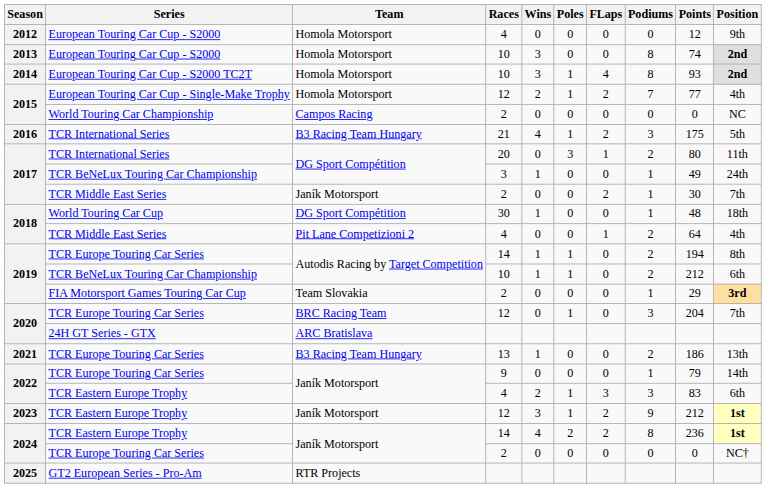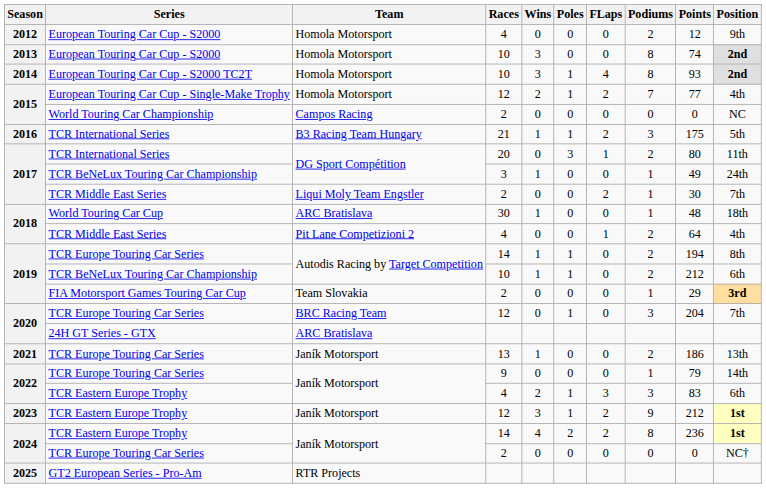(650, 34) 0 -> (650, 34) 2
(538, 134) 4 -> (538, 134) 1
(337, 194) Janík Motorsport -> (360, 194) Liqui Moly Team Engstler
(351, 214) DG Sport Compétition -> (334, 214) ARC Bratislava
(359, 354) B3 Racing Team Hungary -> (337, 354) Janík Motorsport
